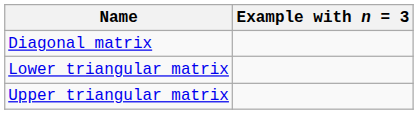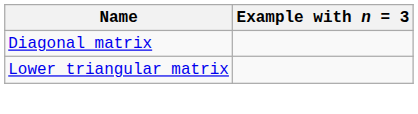- row: (119, 96)
